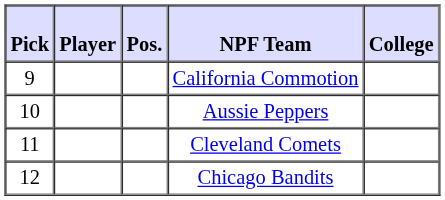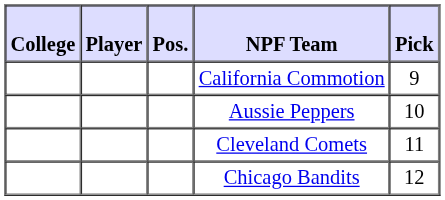columns swapped: (30, 44) <-> (401, 44)
